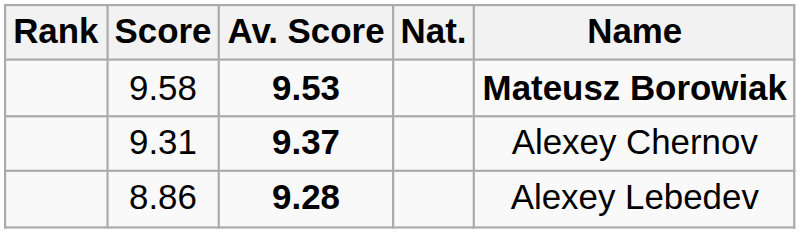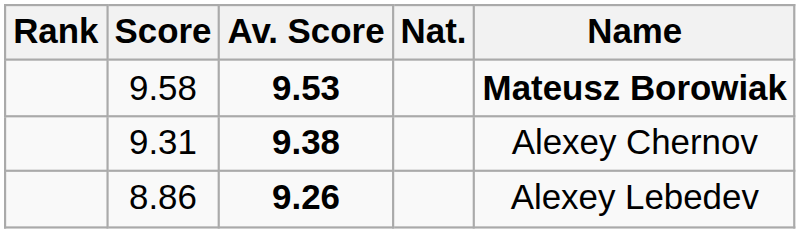(306, 142) 9.37 -> (306, 142) 9.38
(306, 198) 9.28 -> (306, 198) 9.26
